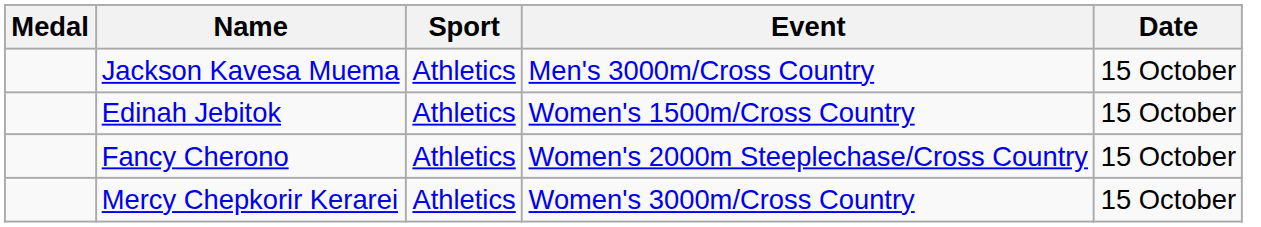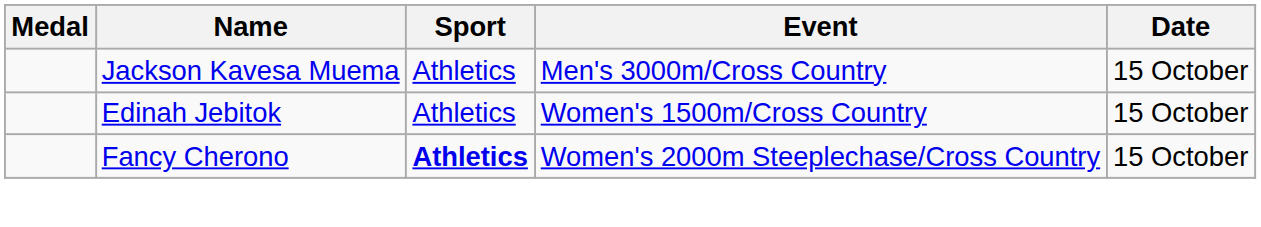(464, 157) normal -> (470, 157) bold
- row: (250, 200)
